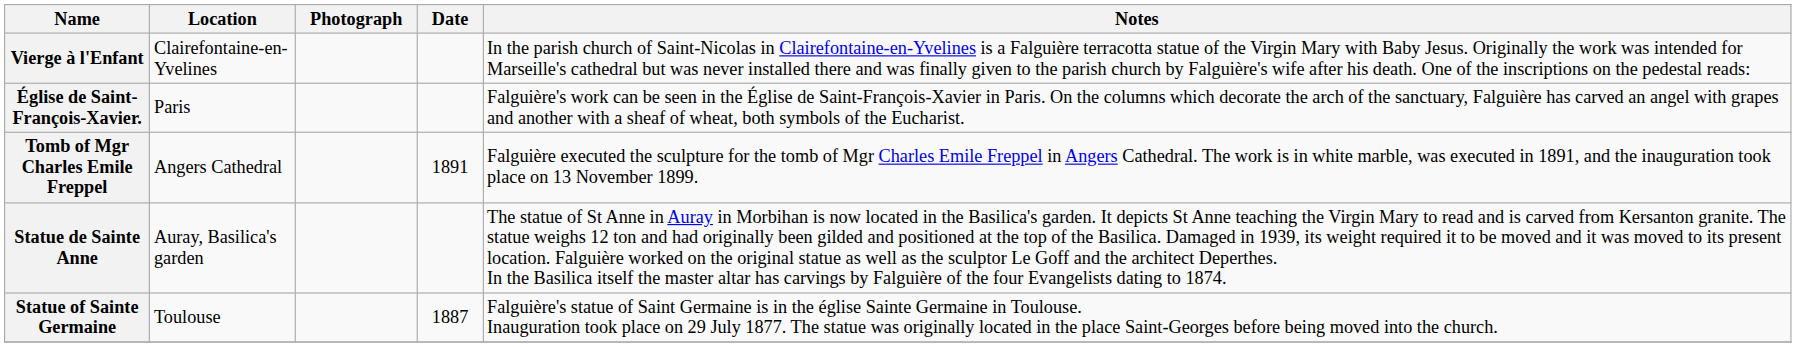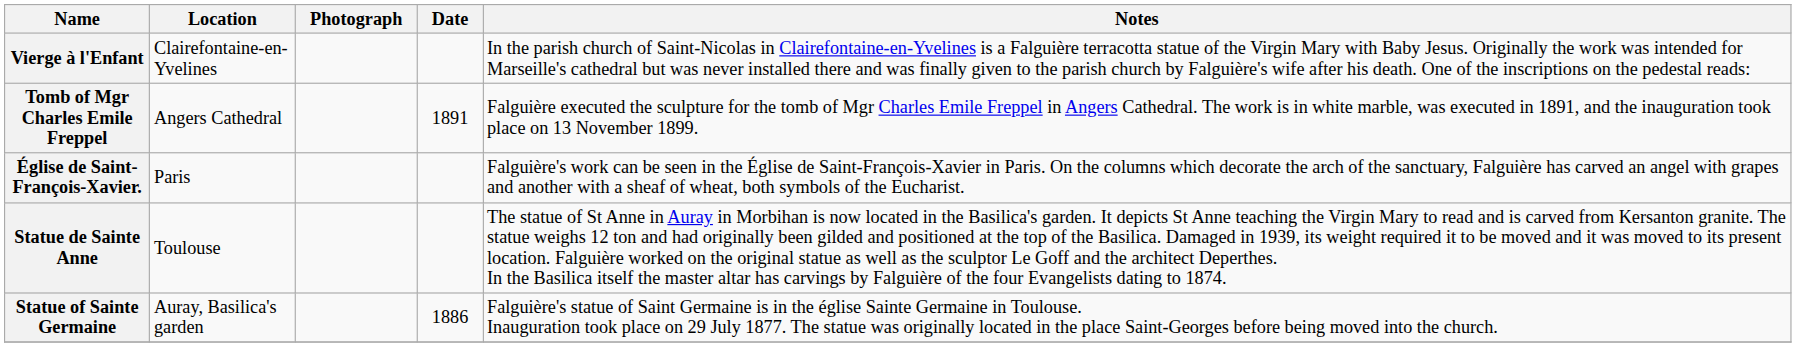rows swapped: (77, 167) <-> (77, 107)
(215, 247) Auray, Basilica's garden -> (187, 247) Toulouse
(187, 317) Toulouse -> (215, 317) Auray, Basilica's garden
(450, 317) 1887 -> (450, 317) 1886
